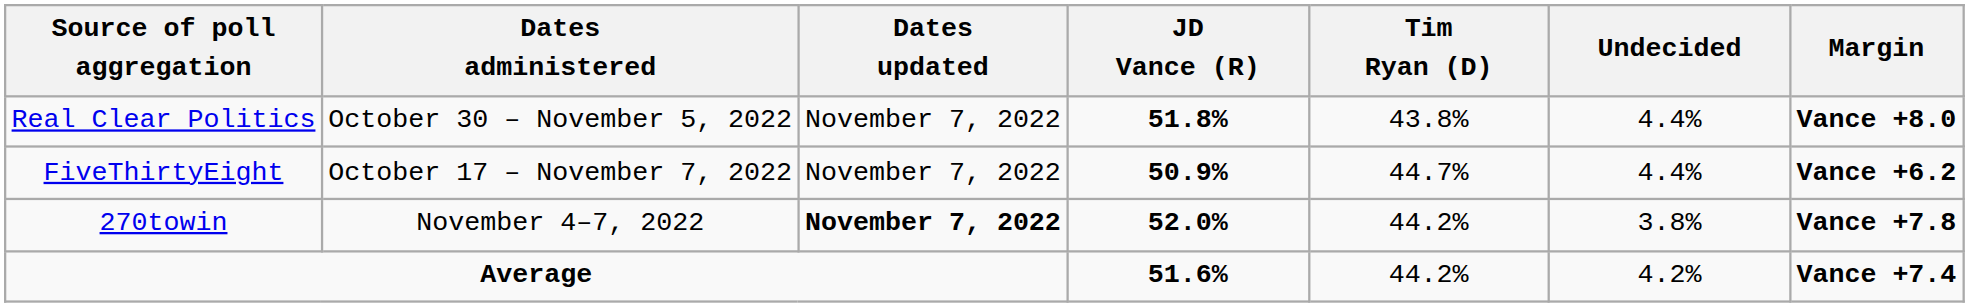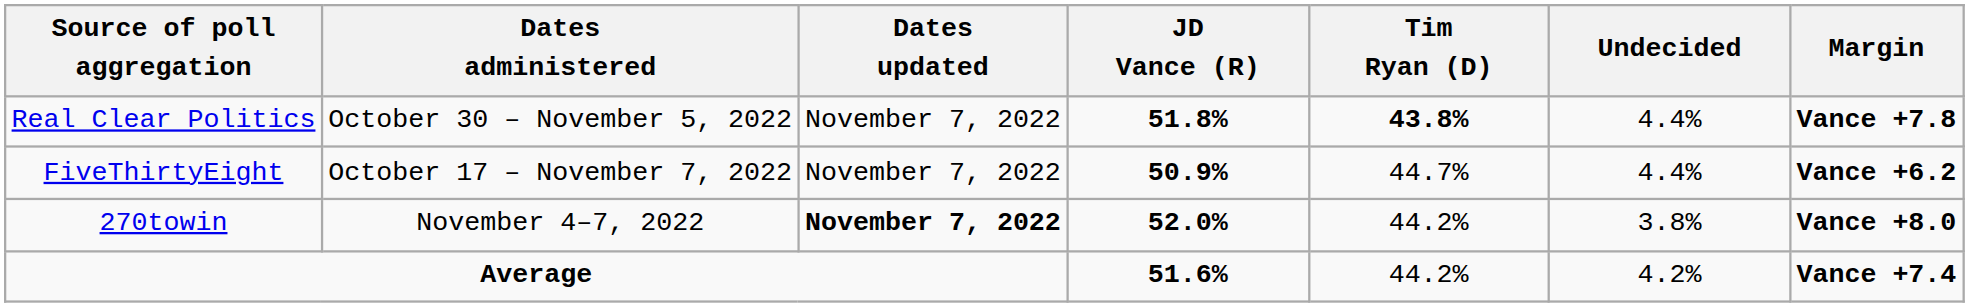(1429, 120) normal -> (1429, 120) bold
(1876, 120) Vance +8.0 -> (1876, 120) Vance +7.8
(1876, 223) Vance +7.8 -> (1876, 223) Vance +8.0
